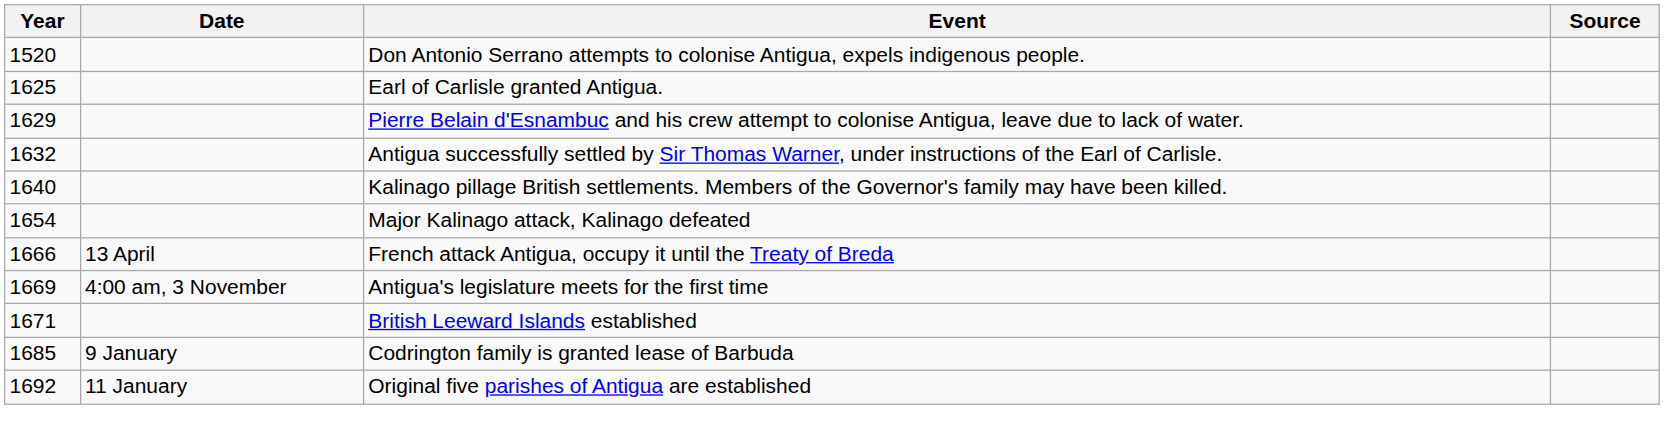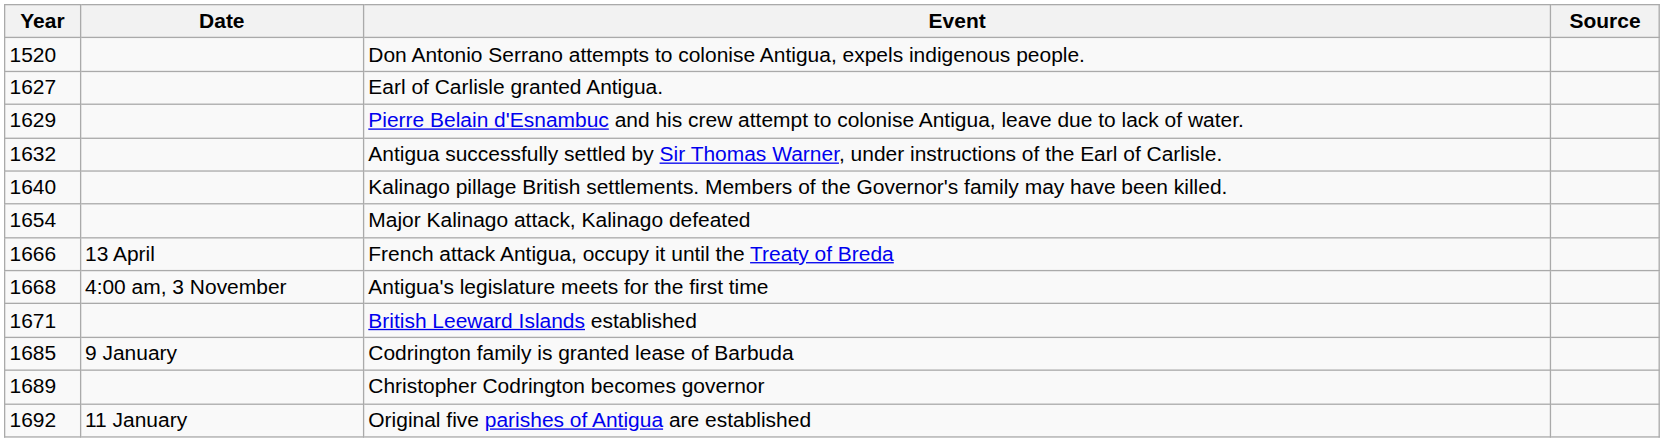(33, 87) 1625 -> (33, 87) 1627
(33, 287) 1669 -> (33, 287) 1668
+ row: (566, 386)
